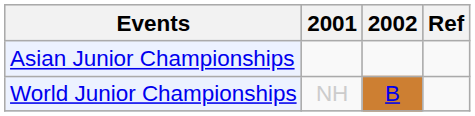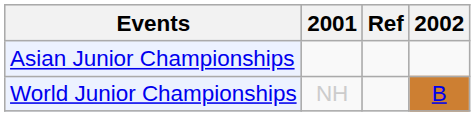columns swapped: (393, 23) <-> (446, 23)
